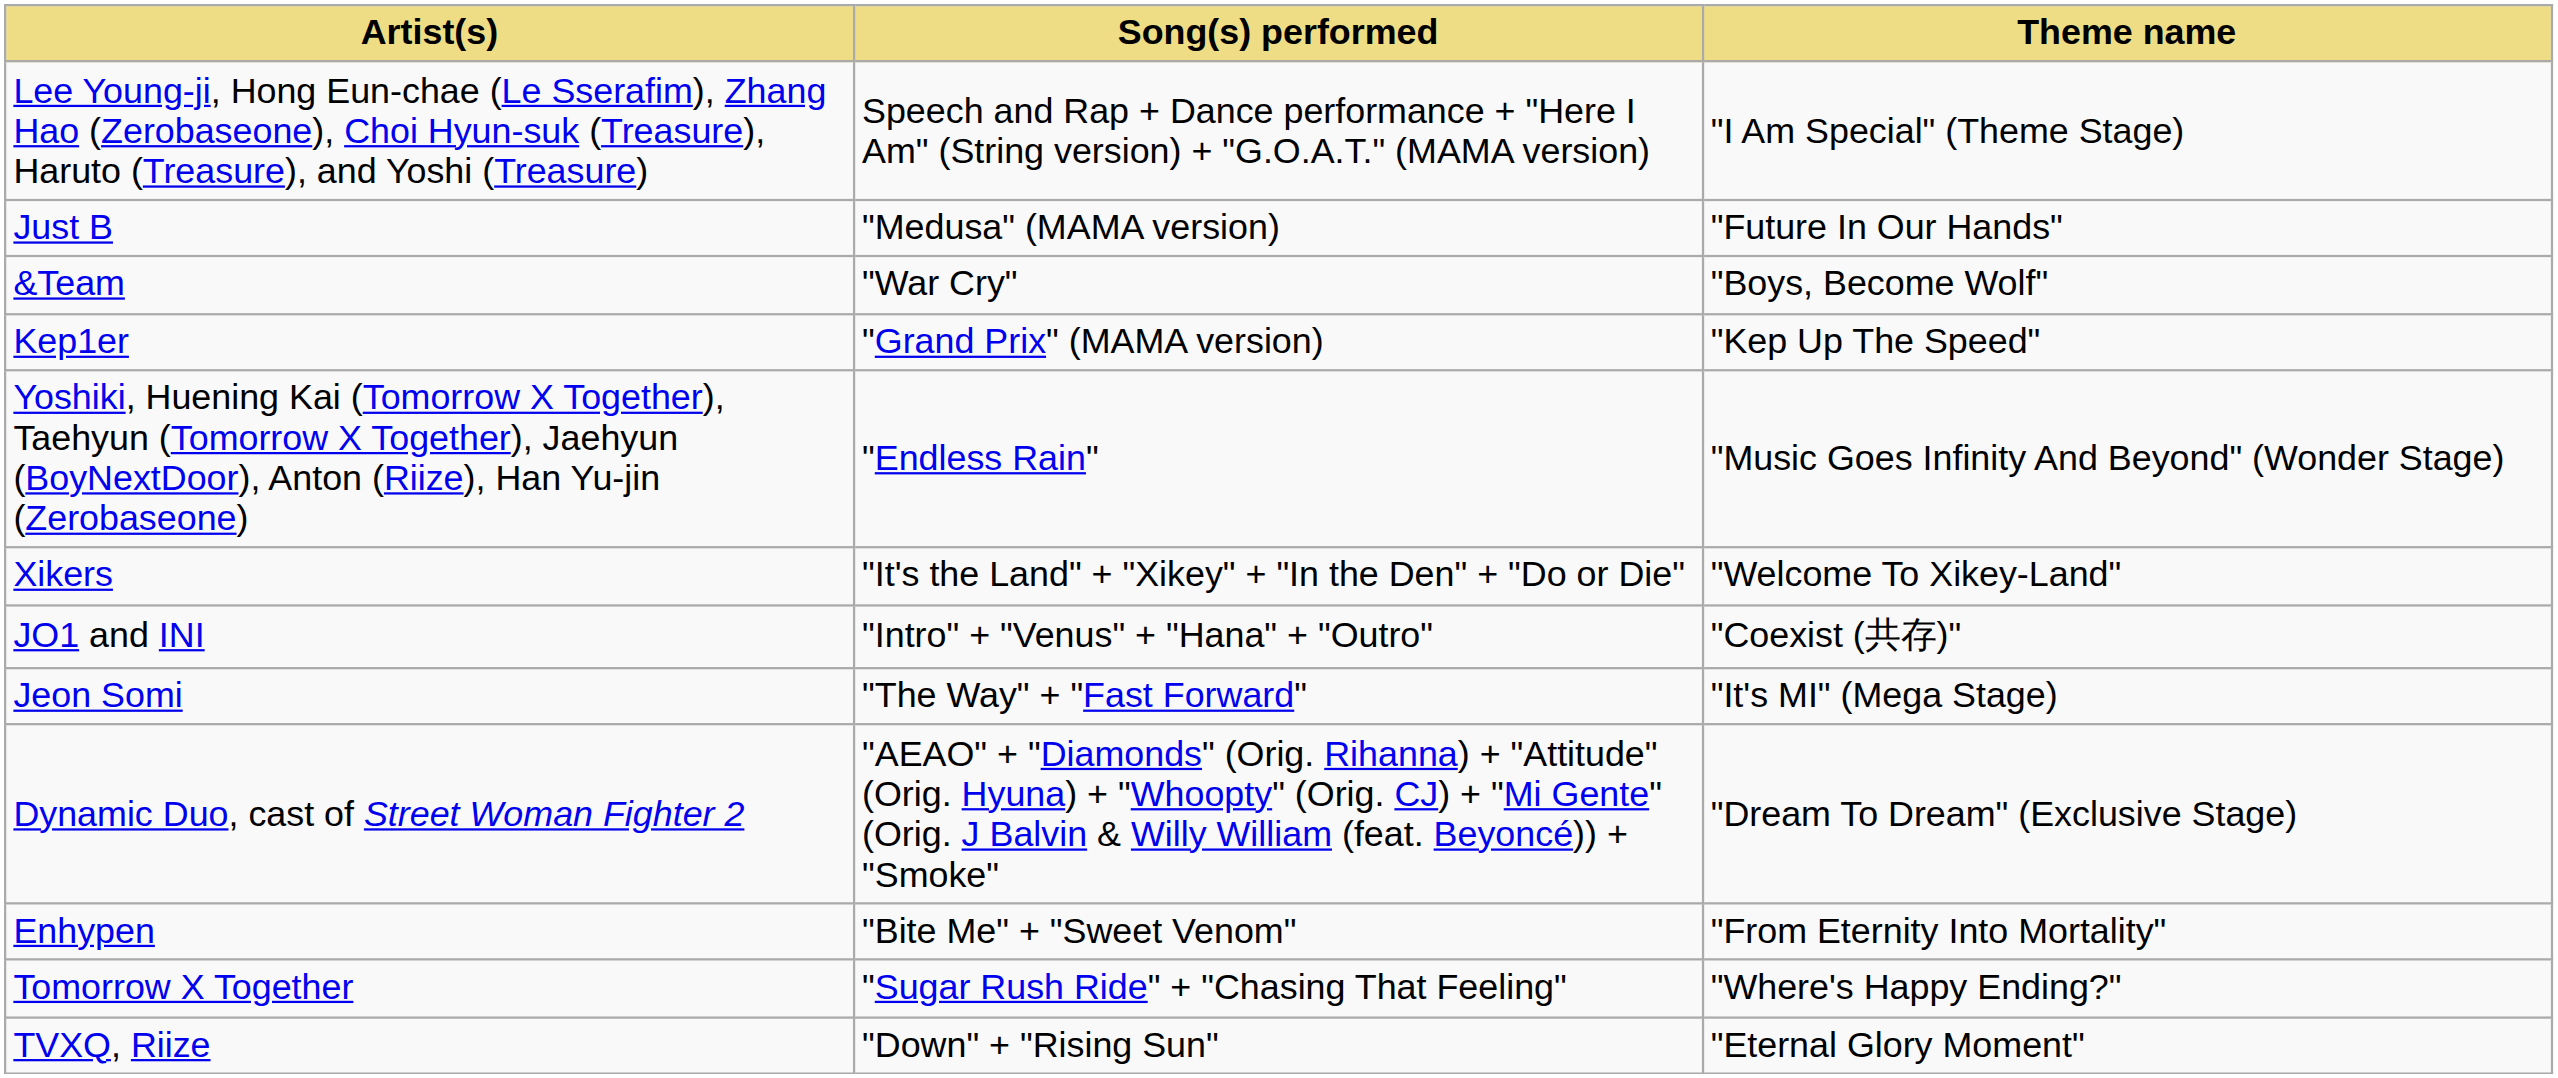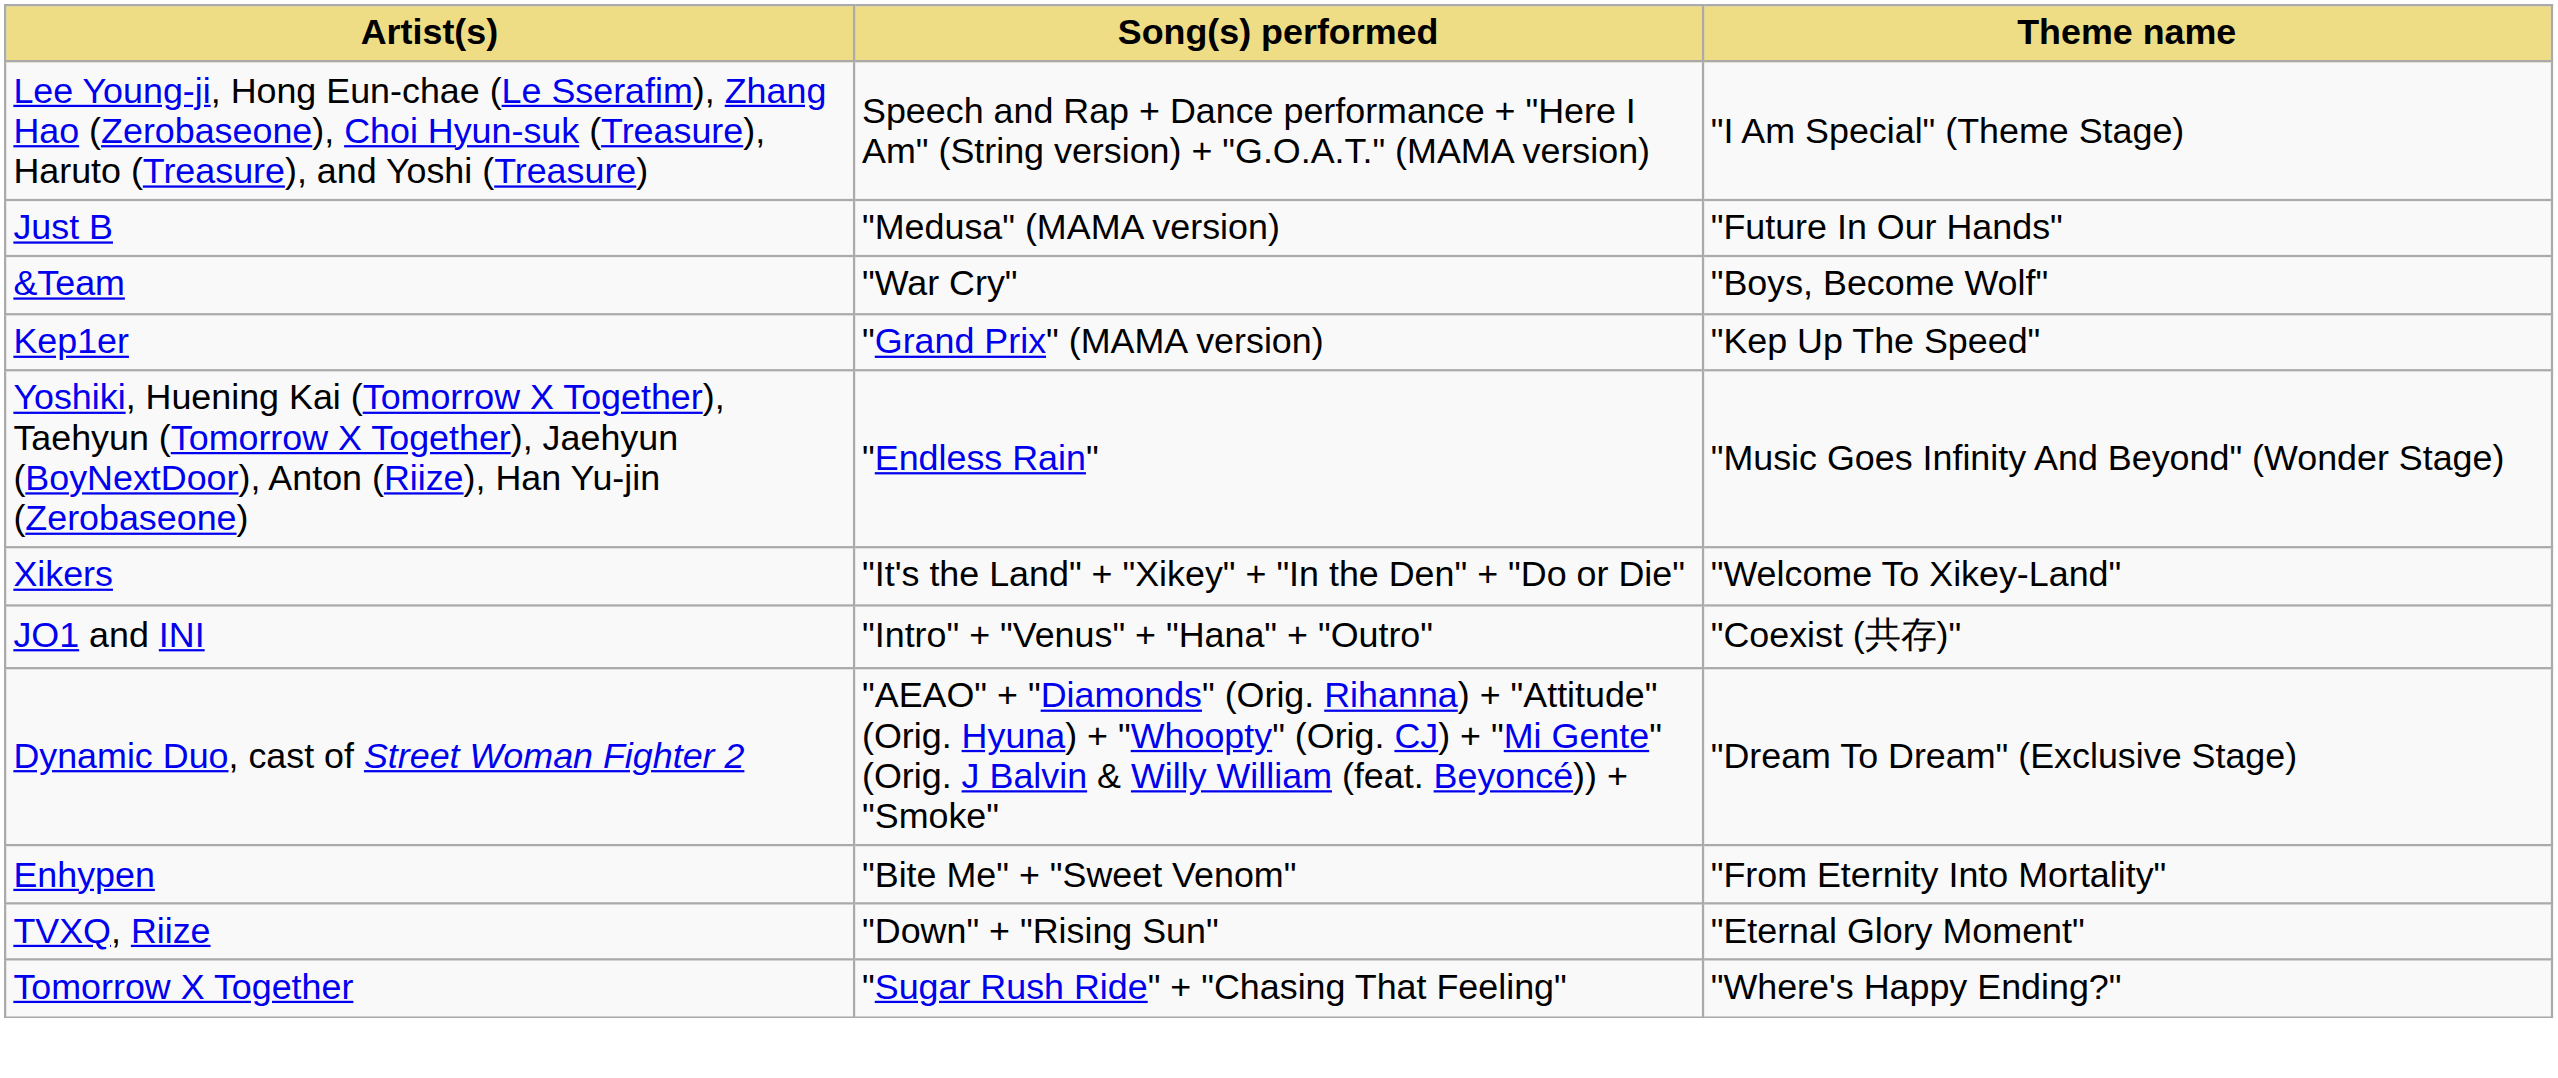- row: (98, 695)
rows swapped: (183, 987) <-> (112, 1044)
